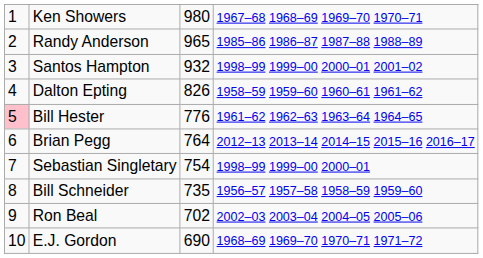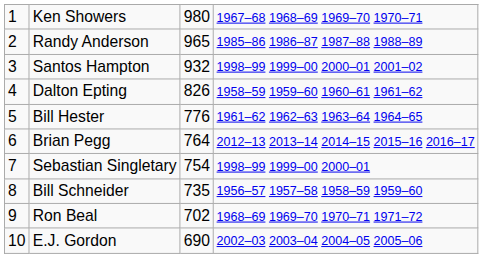(12, 116) pink background -> (12, 116) no background
(319, 216) 2002–03 2003–04 2004–05 2005–06 -> (319, 216) 1968–69 1969–70 1970–71 1971–72
(319, 241) 1968–69 1969–70 1970–71 1971–72 -> (319, 241) 2002–03 2003–04 2004–05 2005–06
